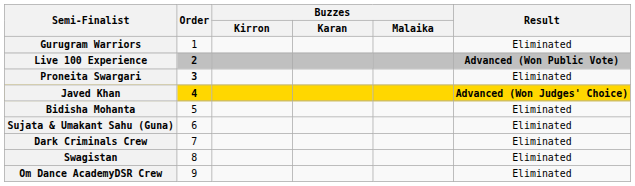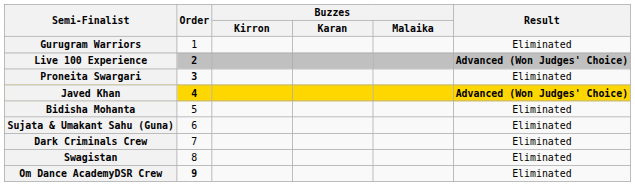(542, 61) Advanced (Won Public Vote) -> (542, 61) Advanced (Won Judges' Choice)
(194, 173) normal -> (194, 173) bold
